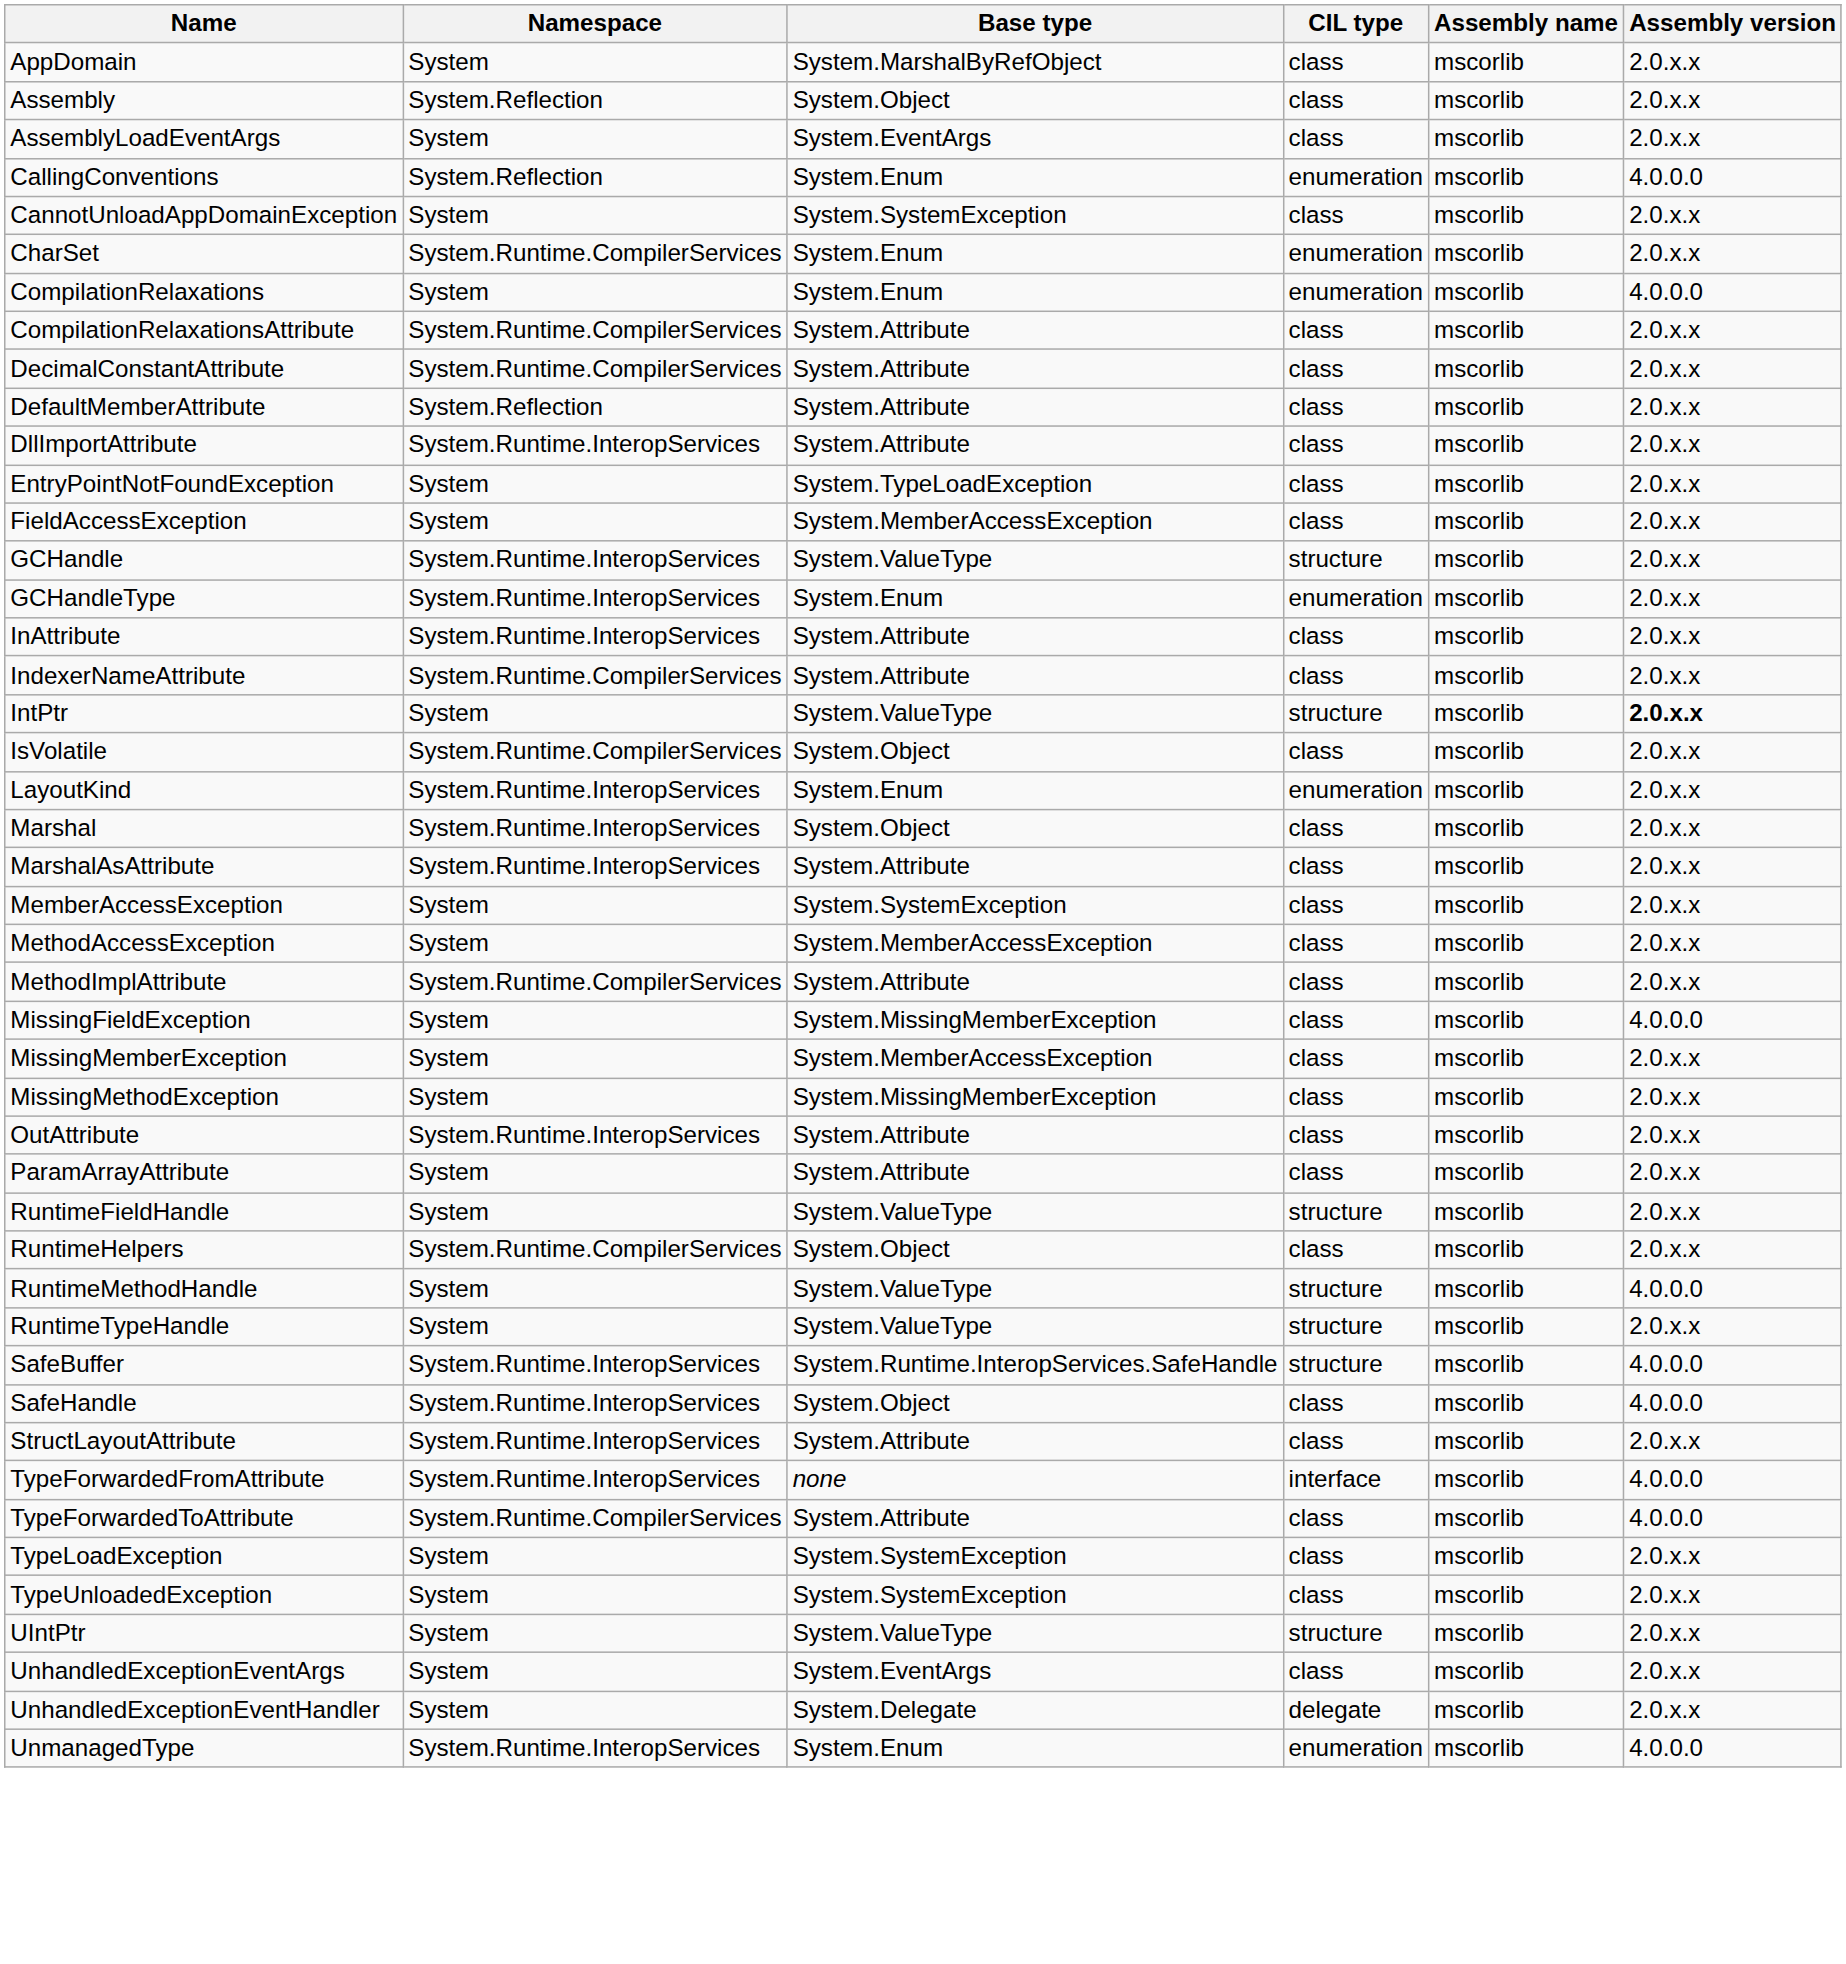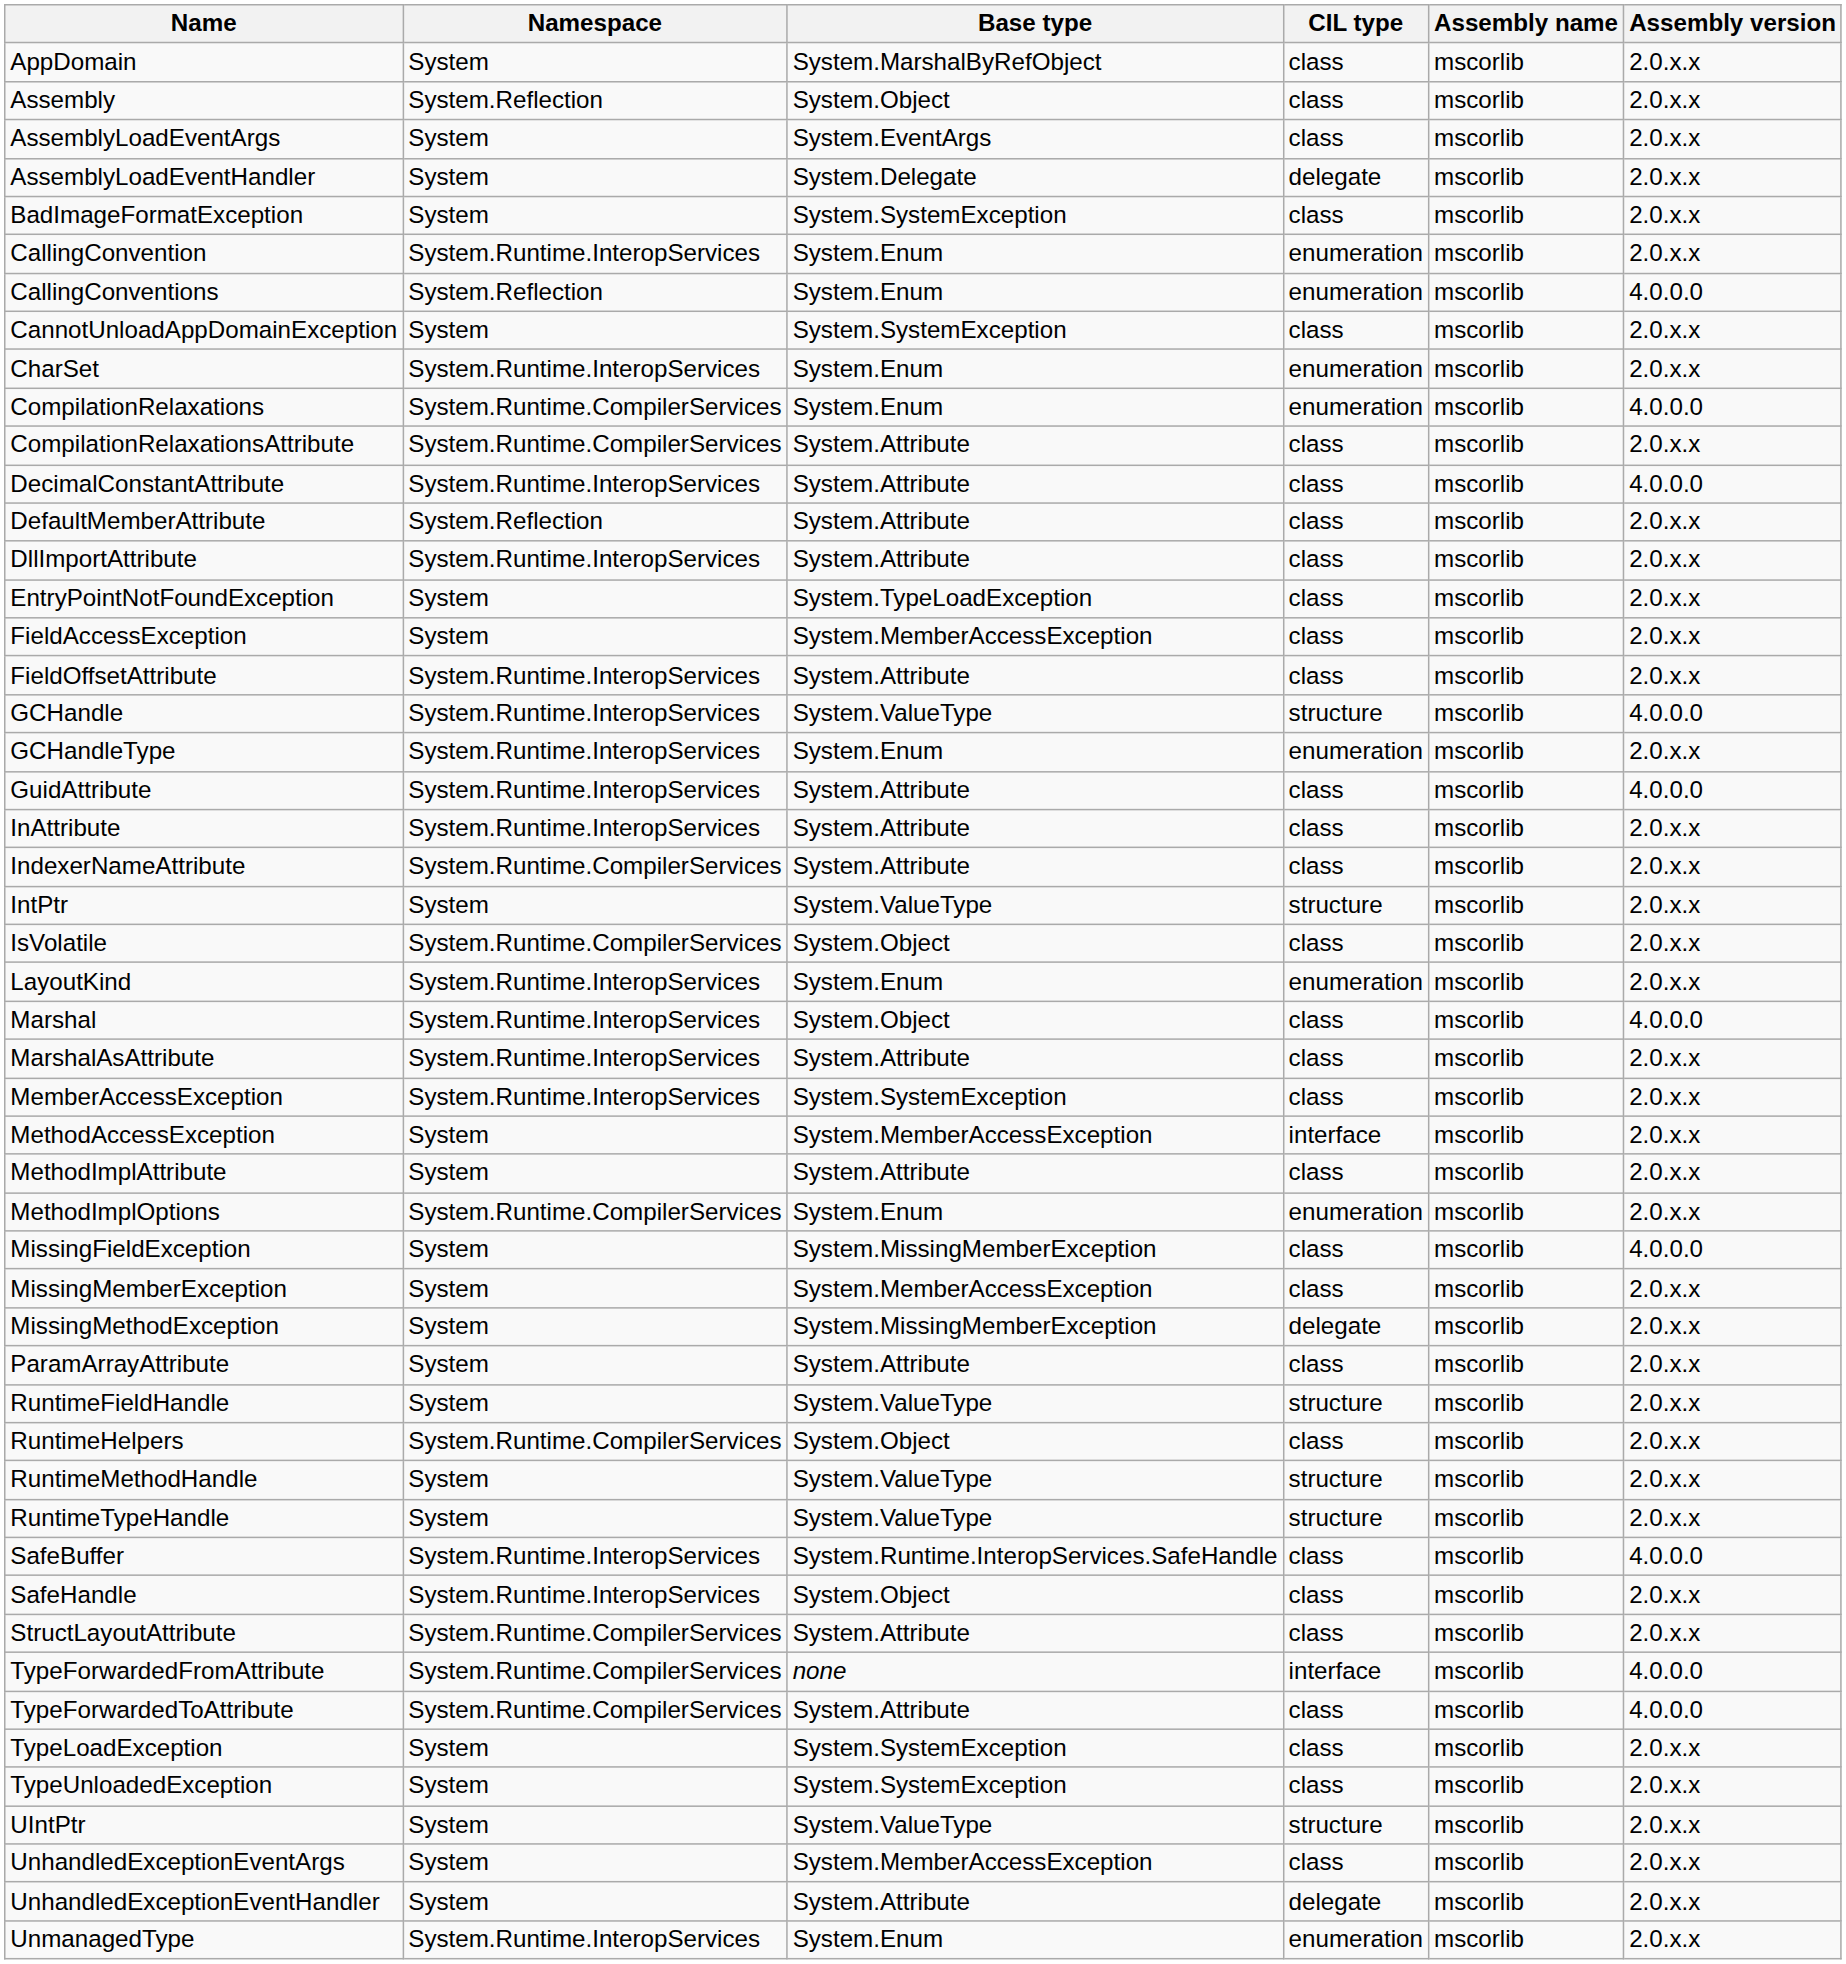+ row: (163, 176)
+ row: (157, 215)
+ row: (108, 253)
(595, 253) System.Runtime.CompilerServices -> (584, 368) System.Runtime.InteropServices
(449, 291) System -> (595, 406) System.Runtime.CompilerServices
(595, 368) System.Runtime.CompilerServices -> (584, 483) System.Runtime.InteropServices
(1665, 368) 2.0.x.x -> (1666, 483) 4.0.0.0
+ row: (113, 675)
(1665, 560) 2.0.x.x -> (1666, 713) 4.0.0.0
+ row: (81, 789)
(1666, 713) bold -> (1665, 904) normal
(1665, 828) 2.0.x.x -> (1666, 1019) 4.0.0.0
(449, 904) System -> (584, 1096) System.Runtime.InteropServices
(1316, 943) class -> (1335, 1134) interface
(595, 981) System.Runtime.CompilerServices -> (449, 1173) System
+ row: (115, 1211)
(1316, 1096) class -> (1335, 1326) delegate
- row: (75, 1134)
(1666, 1288) 4.0.0.0 -> (1665, 1479) 2.0.x.x
(1336, 1364) structure -> (1316, 1556) class
(1666, 1403) 4.0.0.0 -> (1665, 1594) 2.0.x.x
(584, 1441) System.Runtime.InteropServices -> (595, 1632) System.Runtime.CompilerServices
(584, 1479) System.Runtime.InteropServices -> (595, 1671) System.Runtime.CompilerServices
(892, 1671) System.EventArgs -> (973, 1862) System.MemberAccessException
(885, 1709) System.Delegate -> (881, 1901) System.Attribute
(1666, 1747) 4.0.0.0 -> (1665, 1939) 2.0.x.x
